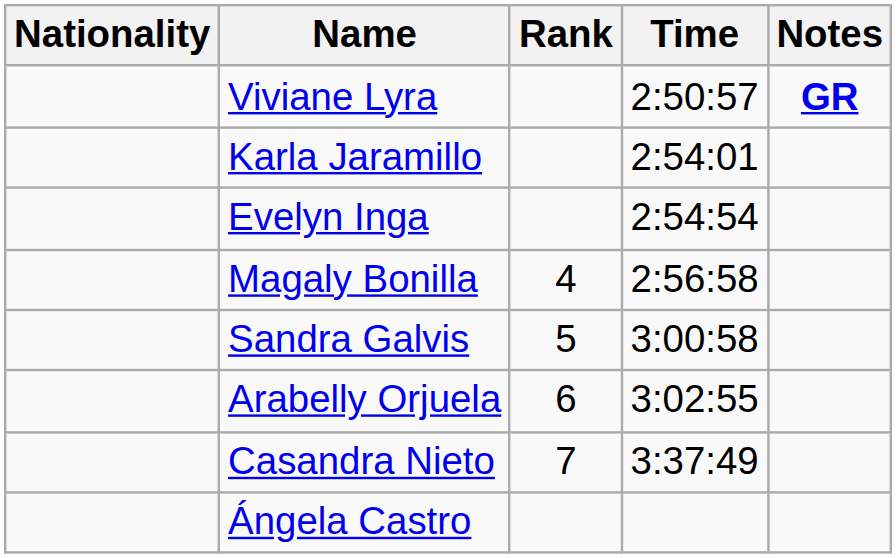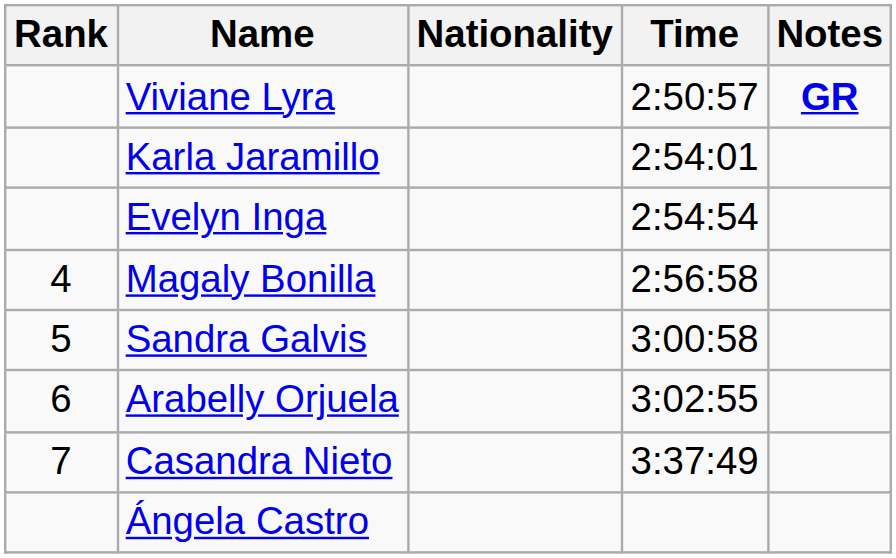columns swapped: (566, 34) <-> (112, 34)
